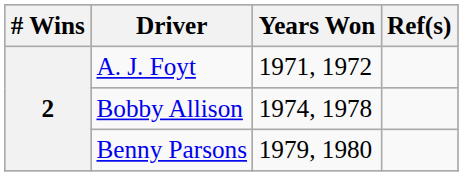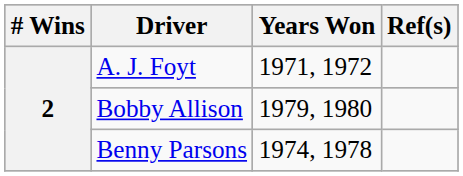(315, 108) 1974, 1978 -> (315, 108) 1979, 1980
(315, 150) 1979, 1980 -> (315, 150) 1974, 1978
